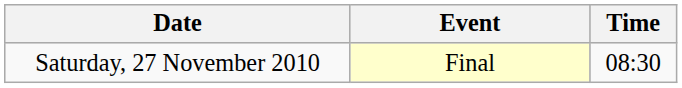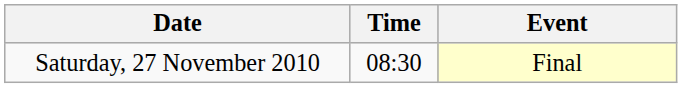columns swapped: (633, 23) <-> (470, 23)
